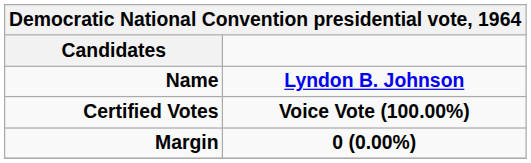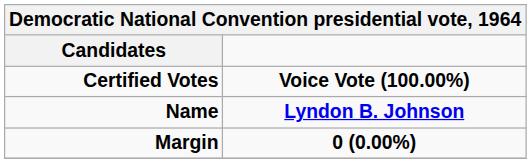rows swapped: (192, 81) <-> (151, 111)
